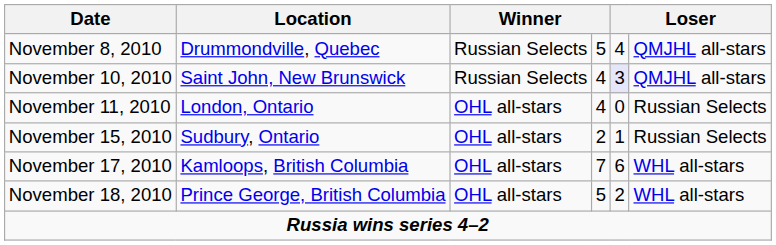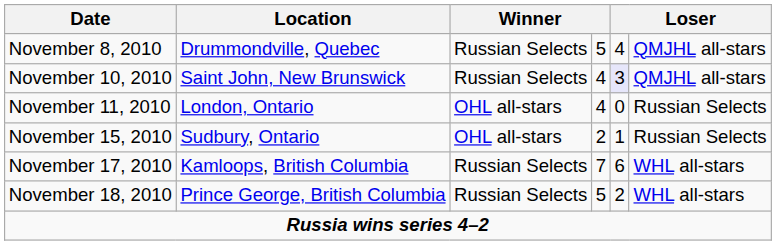(508, 166) OHL all-stars -> (521, 166) Russian Selects
(508, 195) OHL all-stars -> (521, 195) Russian Selects
